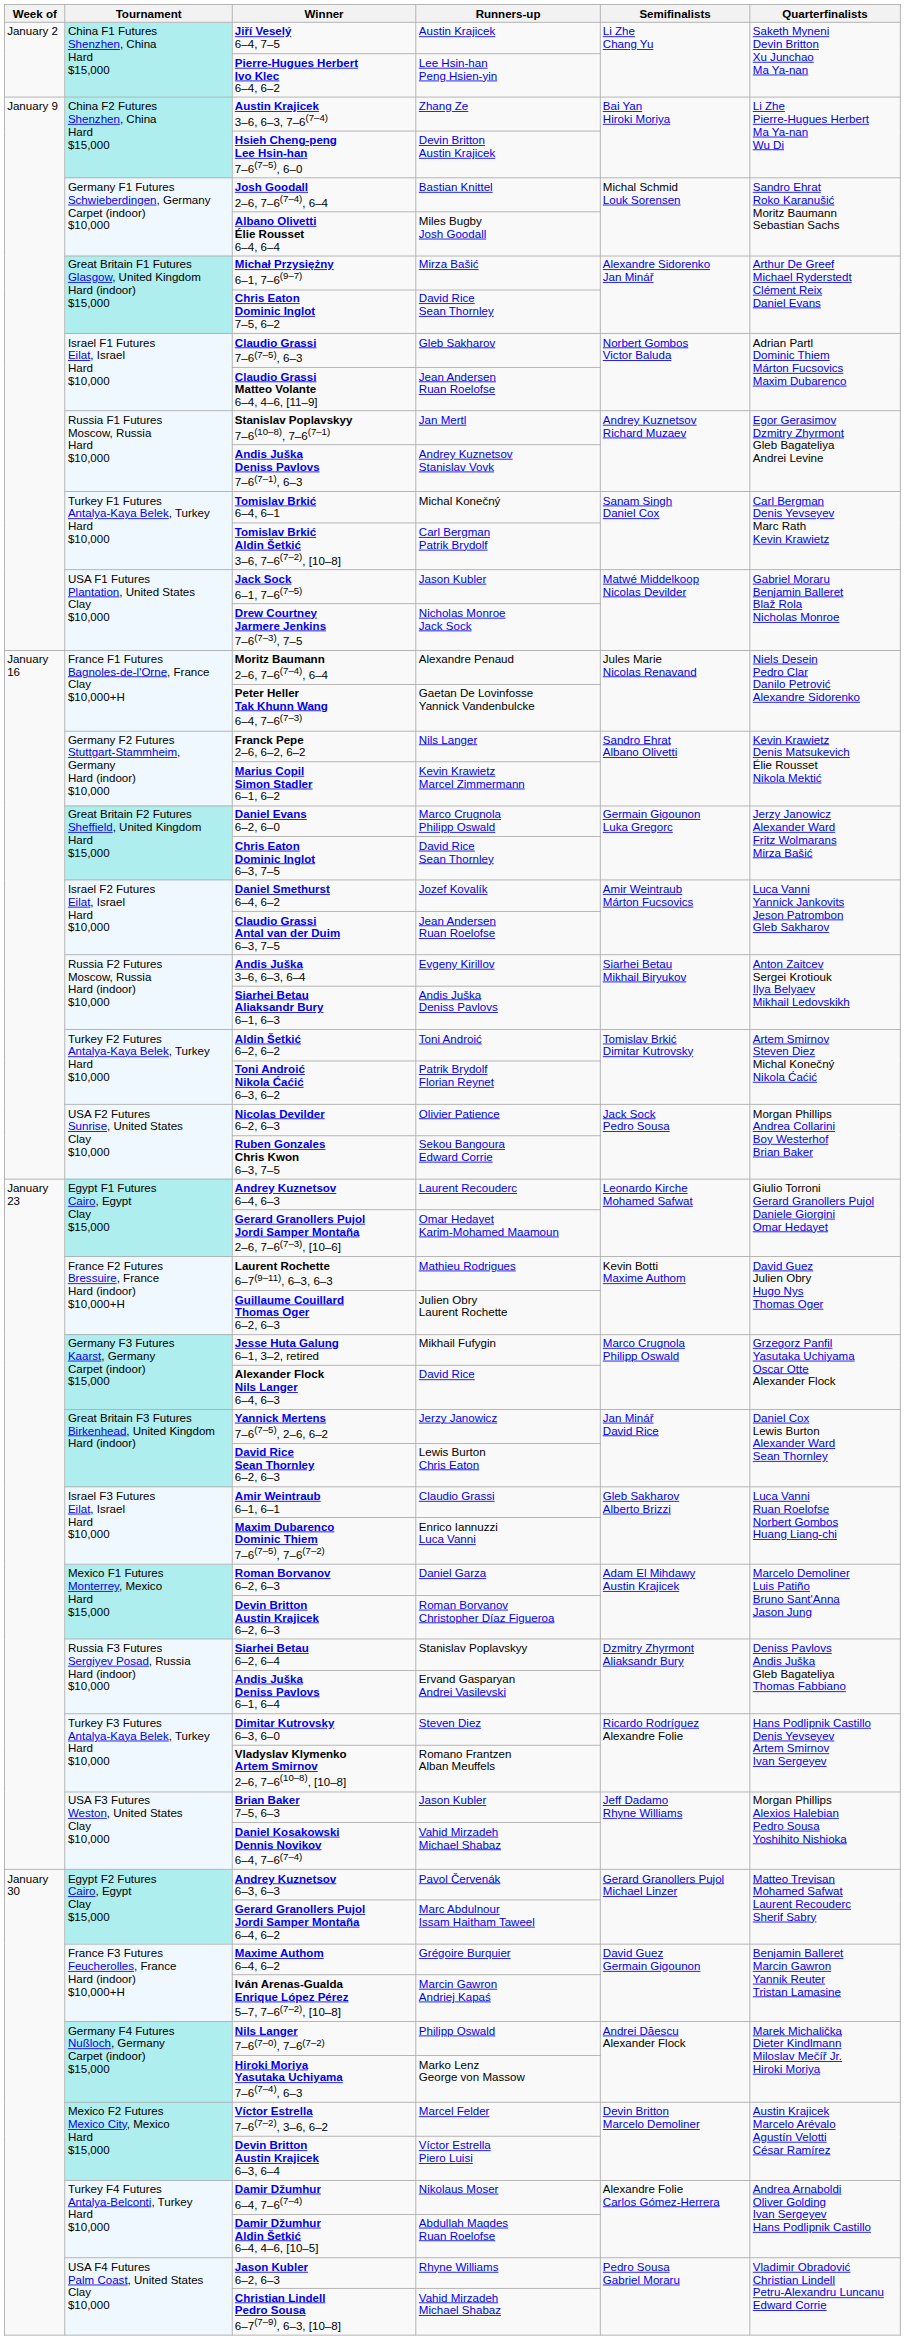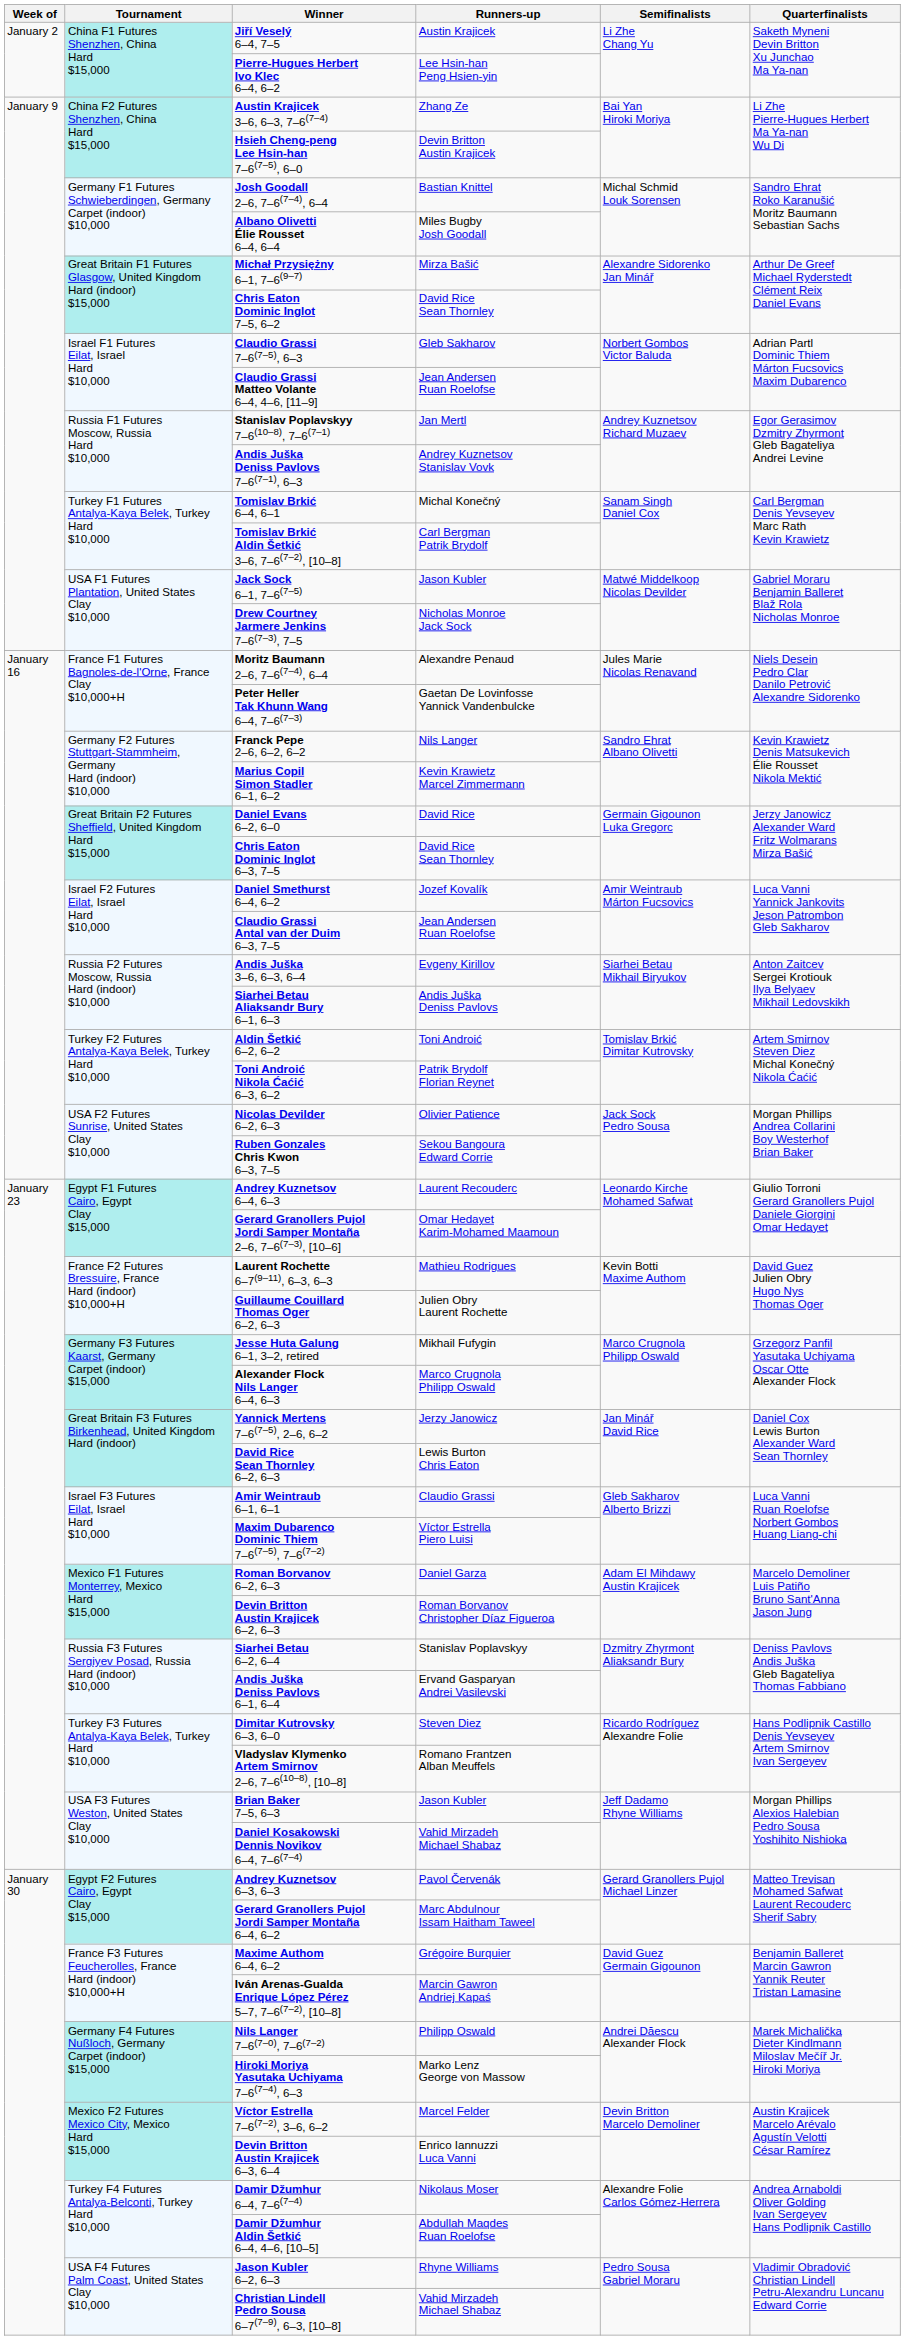(460, 821) Marco Crugnola Philipp Oswald -> (447, 814) David Rice
(447, 1374) David Rice -> (460, 1381) Marco Crugnola Philipp Oswald
(458, 1533) Enrico Iannuzzi Luca Vanni -> (455, 1533) Víctor Estrella Piero Luisi
(455, 2151) Víctor Estrella Piero Luisi -> (458, 2151) Enrico Iannuzzi Luca Vanni
